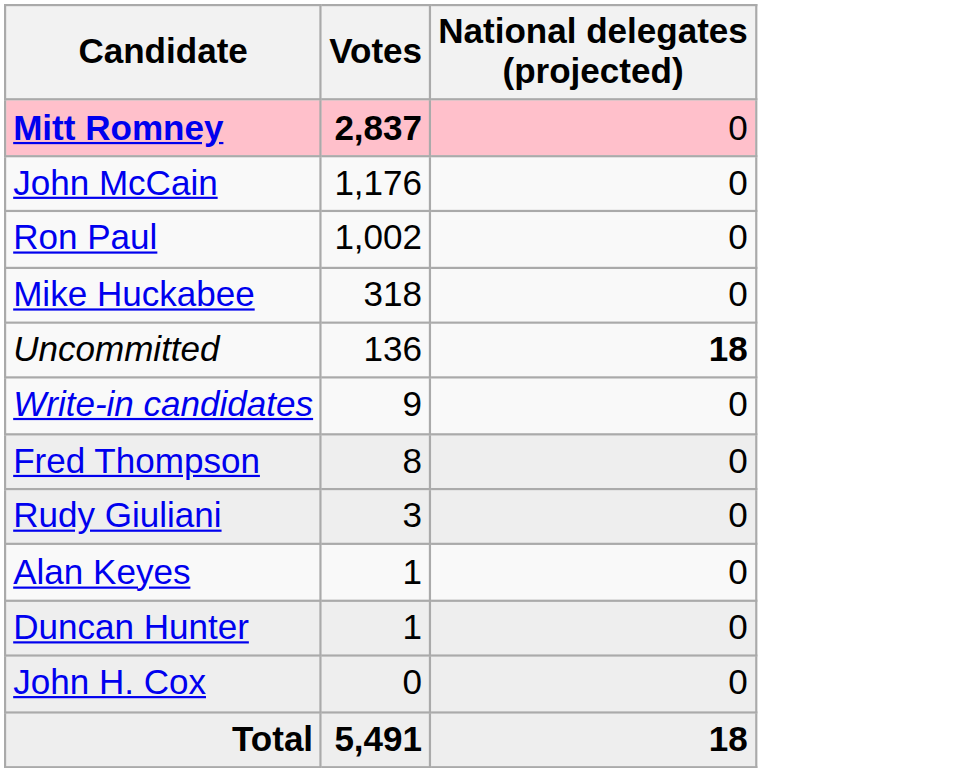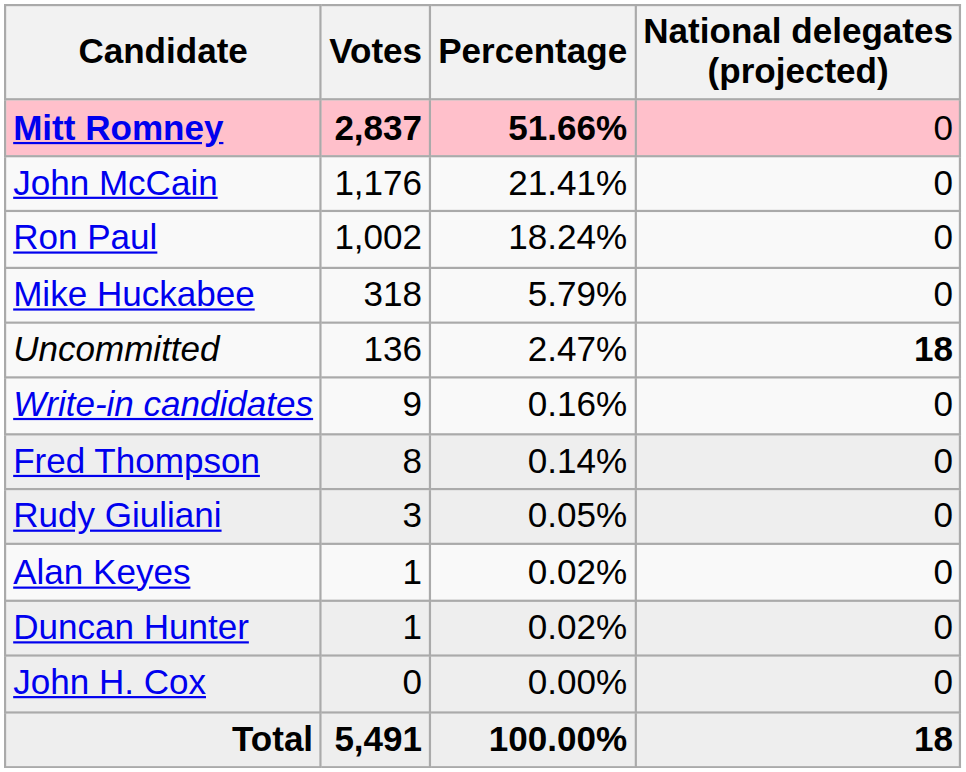+ column: (533, 51)
